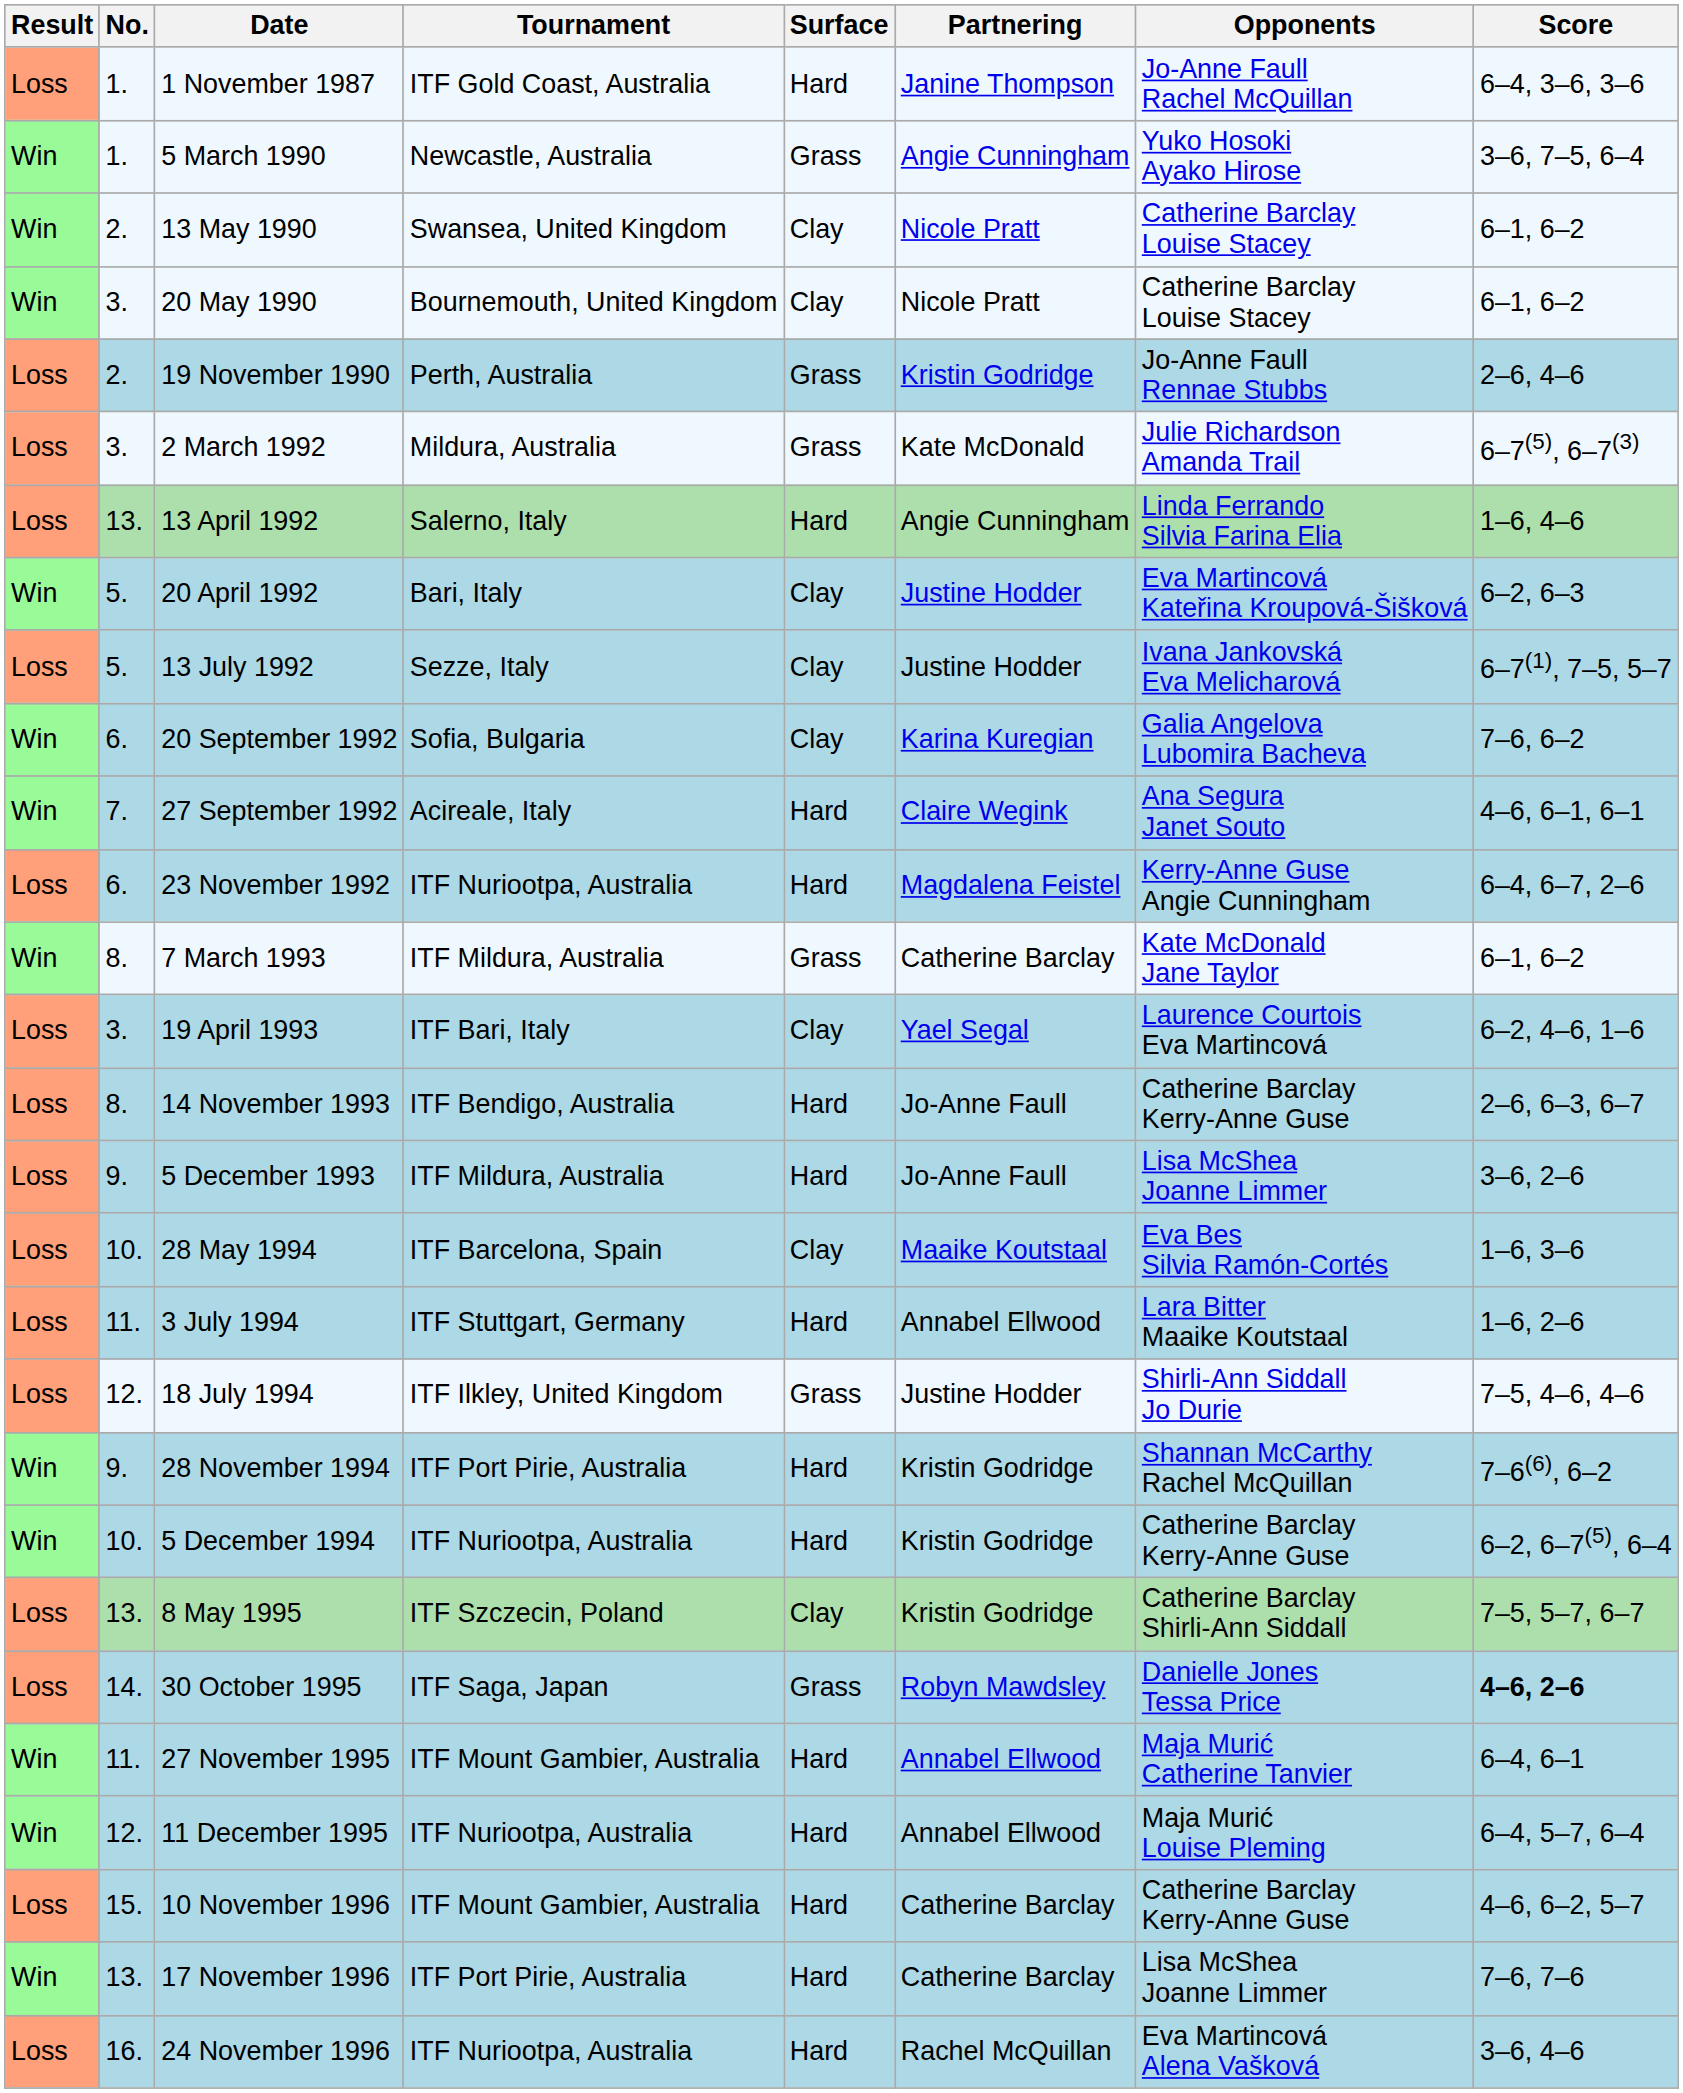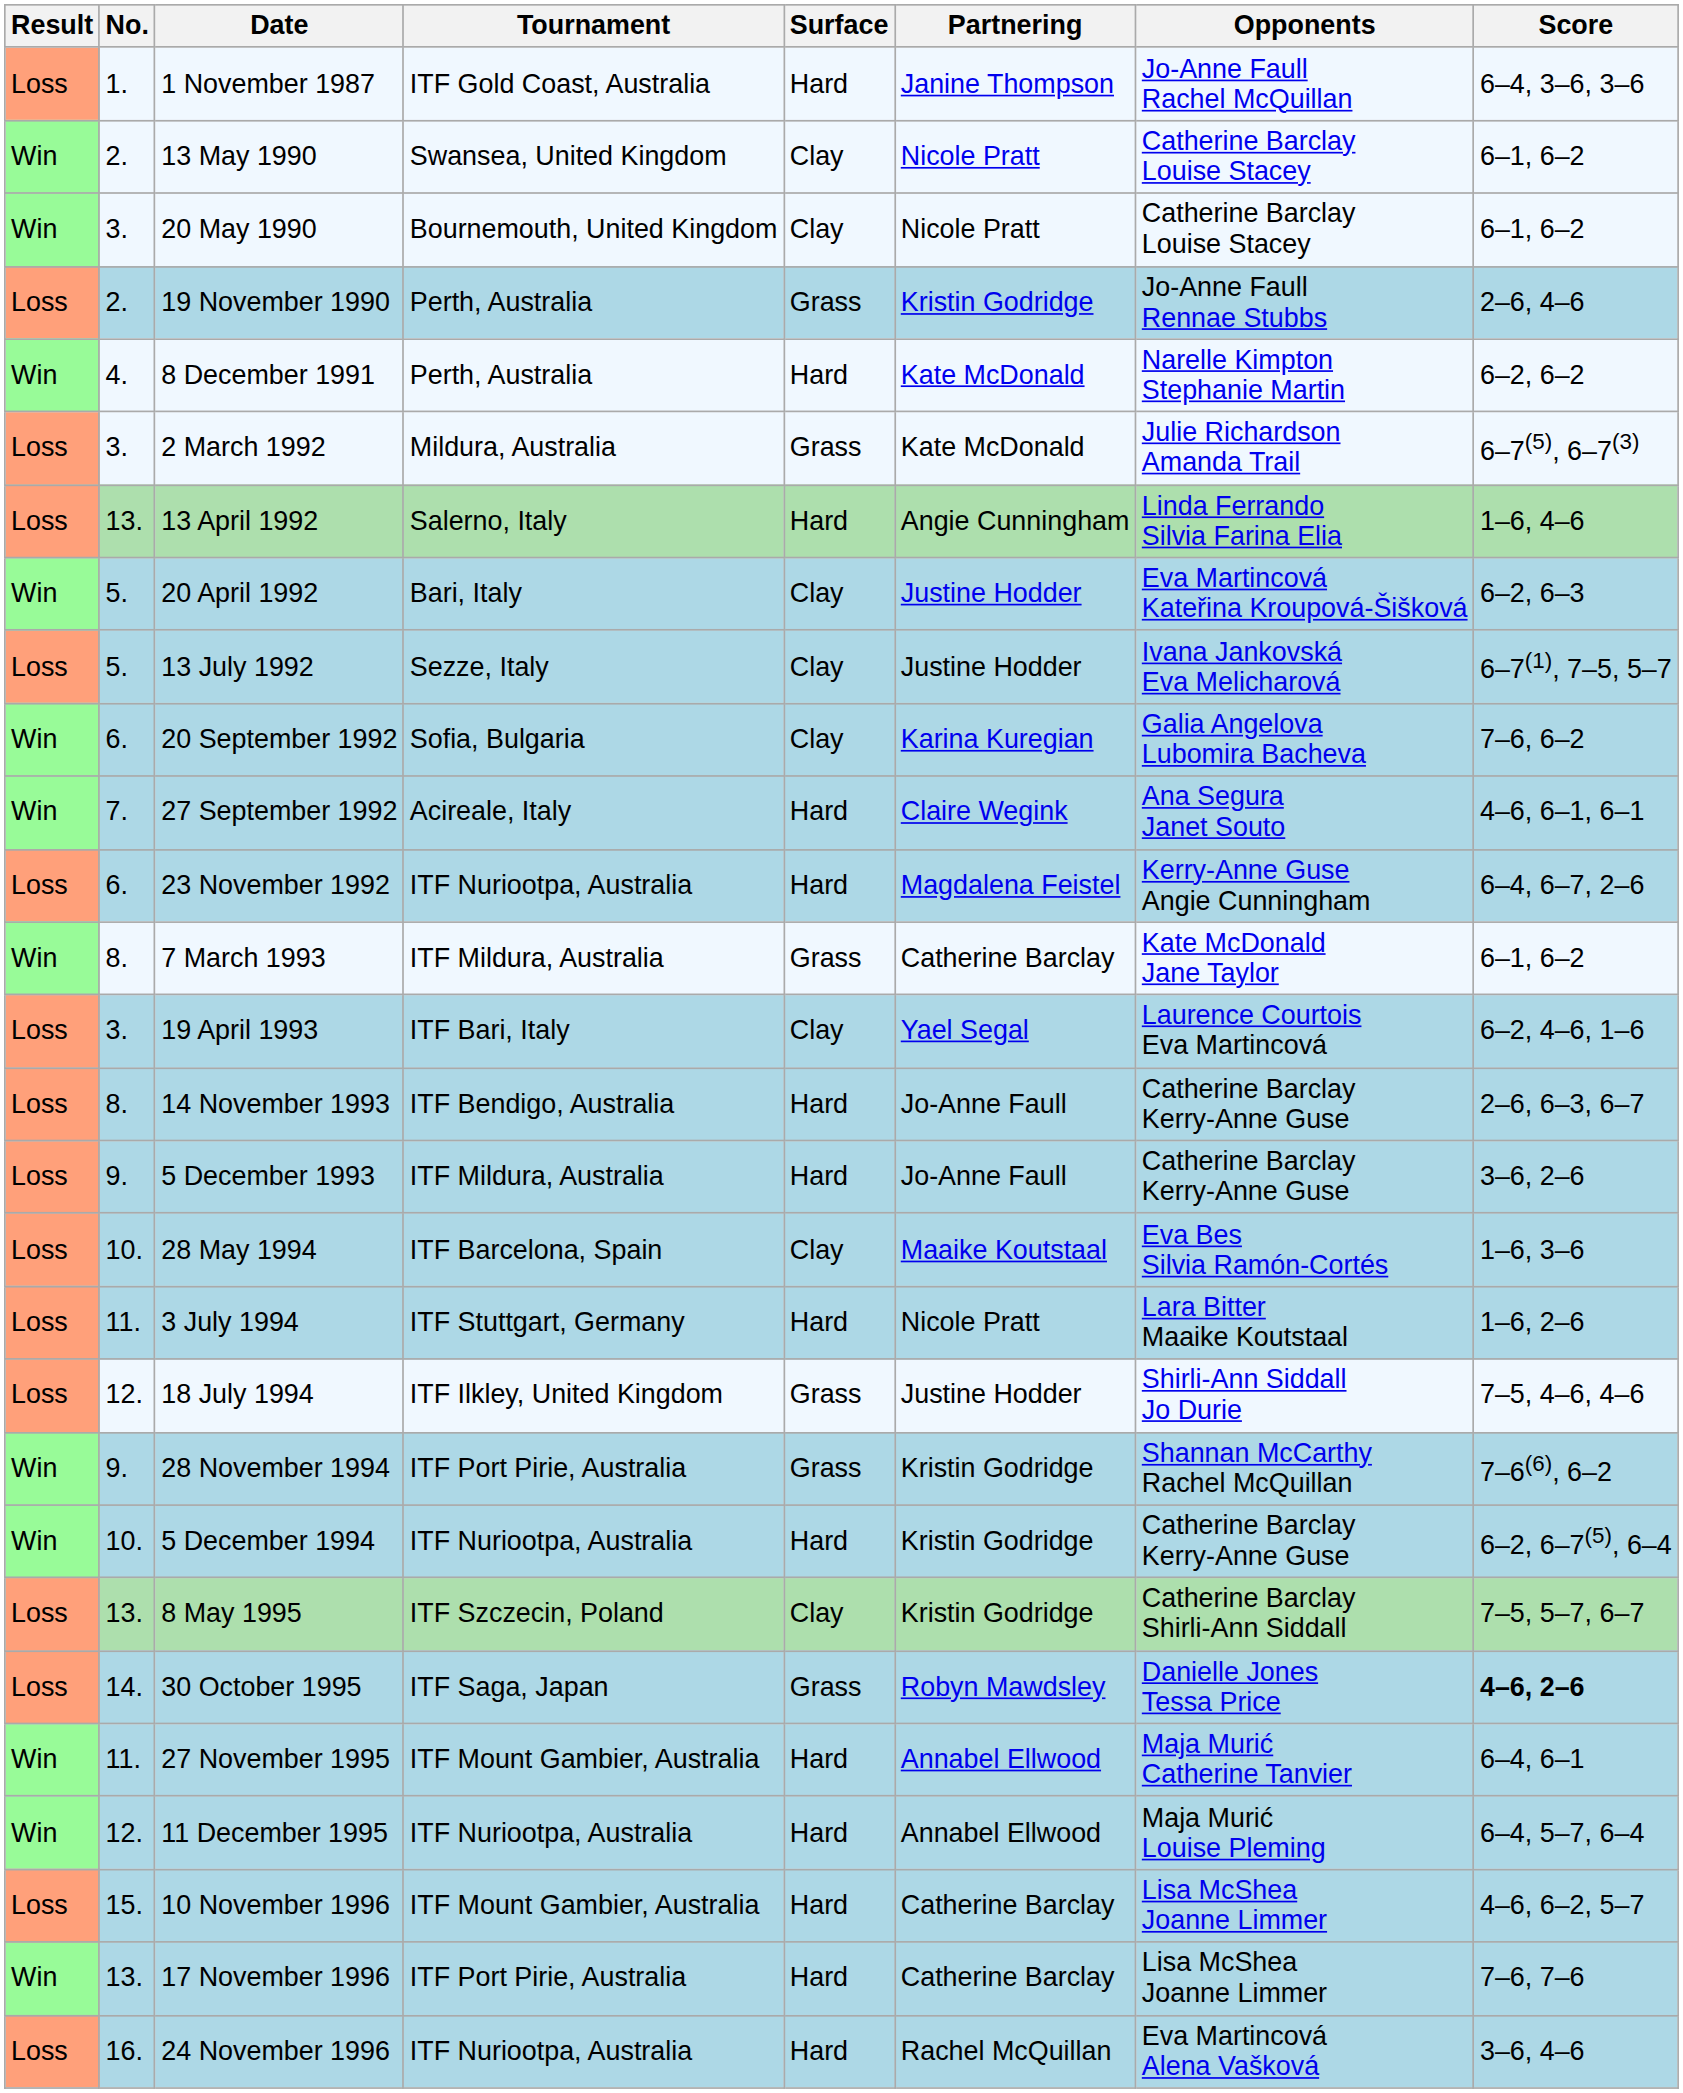- row: (243, 156)
+ row: (268, 375)
(1234, 1176) Lisa McShea Joanne Limmer -> (1249, 1176) Catherine Barclay Kerry-Anne Guse
(1001, 1322) Annabel Ellwood -> (970, 1322) Nicole Pratt
(819, 1468) Hard -> (826, 1468) Grass
(1249, 1905) Catherine Barclay Kerry-Anne Guse -> (1234, 1905) Lisa McShea Joanne Limmer
